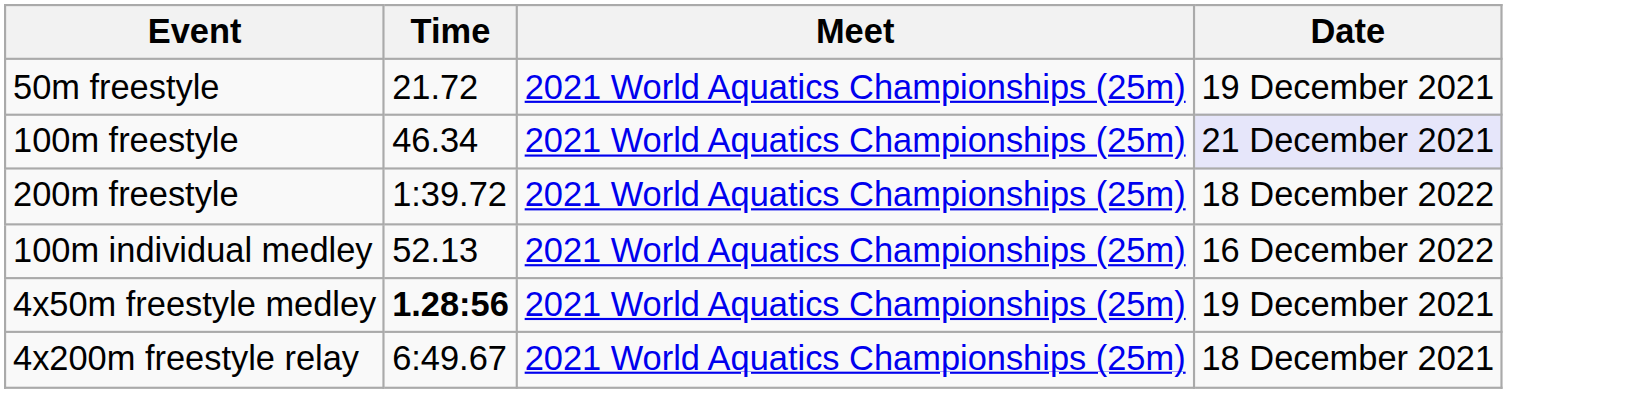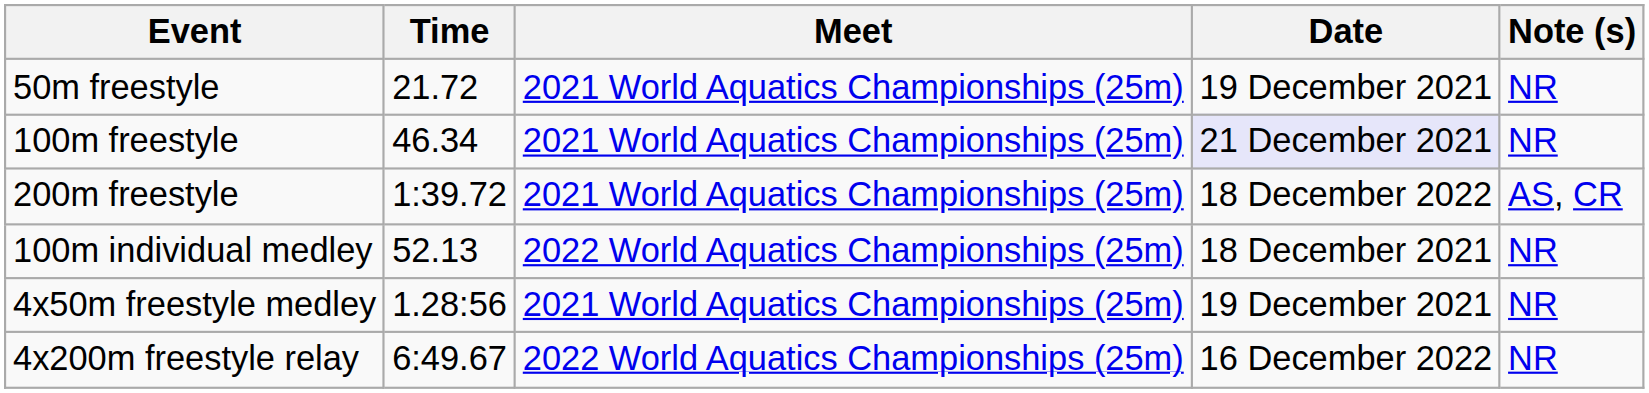+ column: (1572, 31)
(855, 250) 2021 World Aquatics Championships (25m) -> (853, 250) 2022 World Aquatics Championships (25m)
(1348, 250) 16 December 2022 -> (1346, 250) 18 December 2021
(450, 304) bold -> (450, 304) normal
(855, 359) 2021 World Aquatics Championships (25m) -> (853, 359) 2022 World Aquatics Championships (25m)
(1348, 359) 18 December 2021 -> (1346, 359) 16 December 2022
